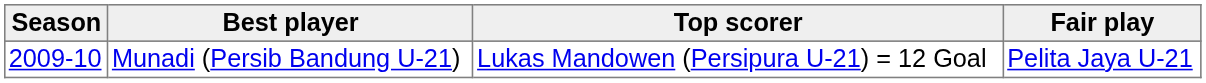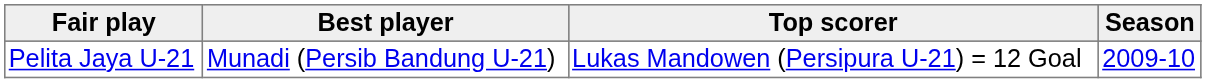columns swapped: (56, 22) <-> (1102, 22)
